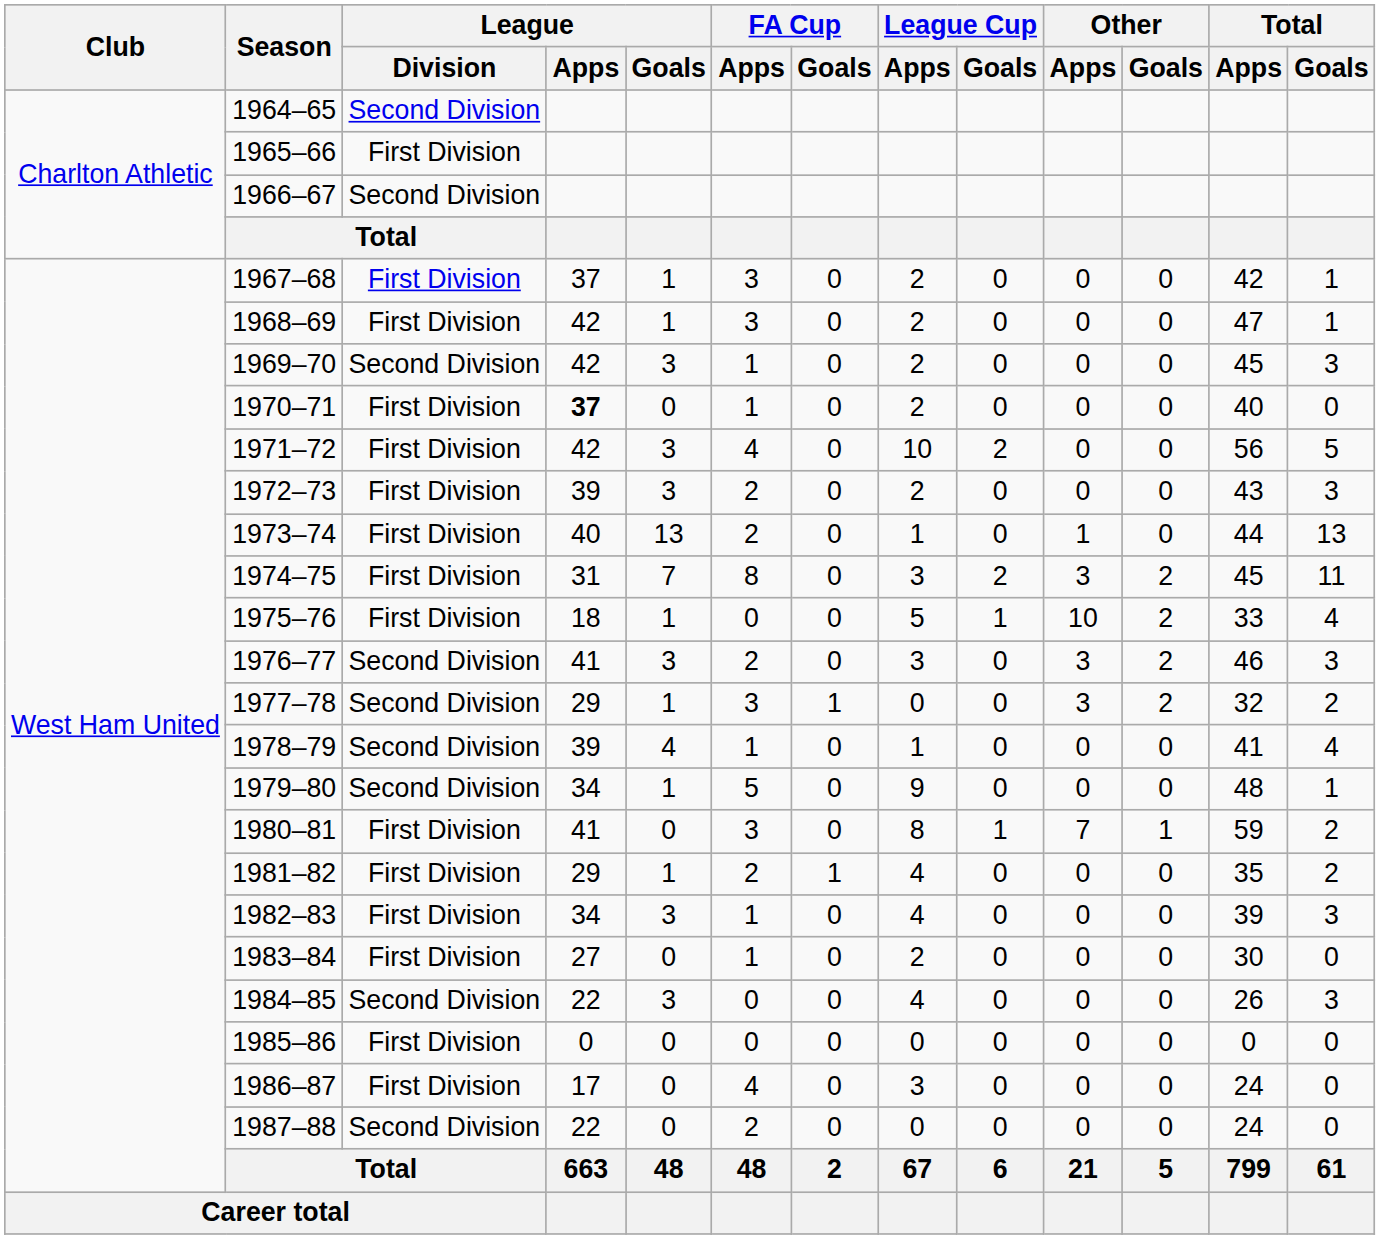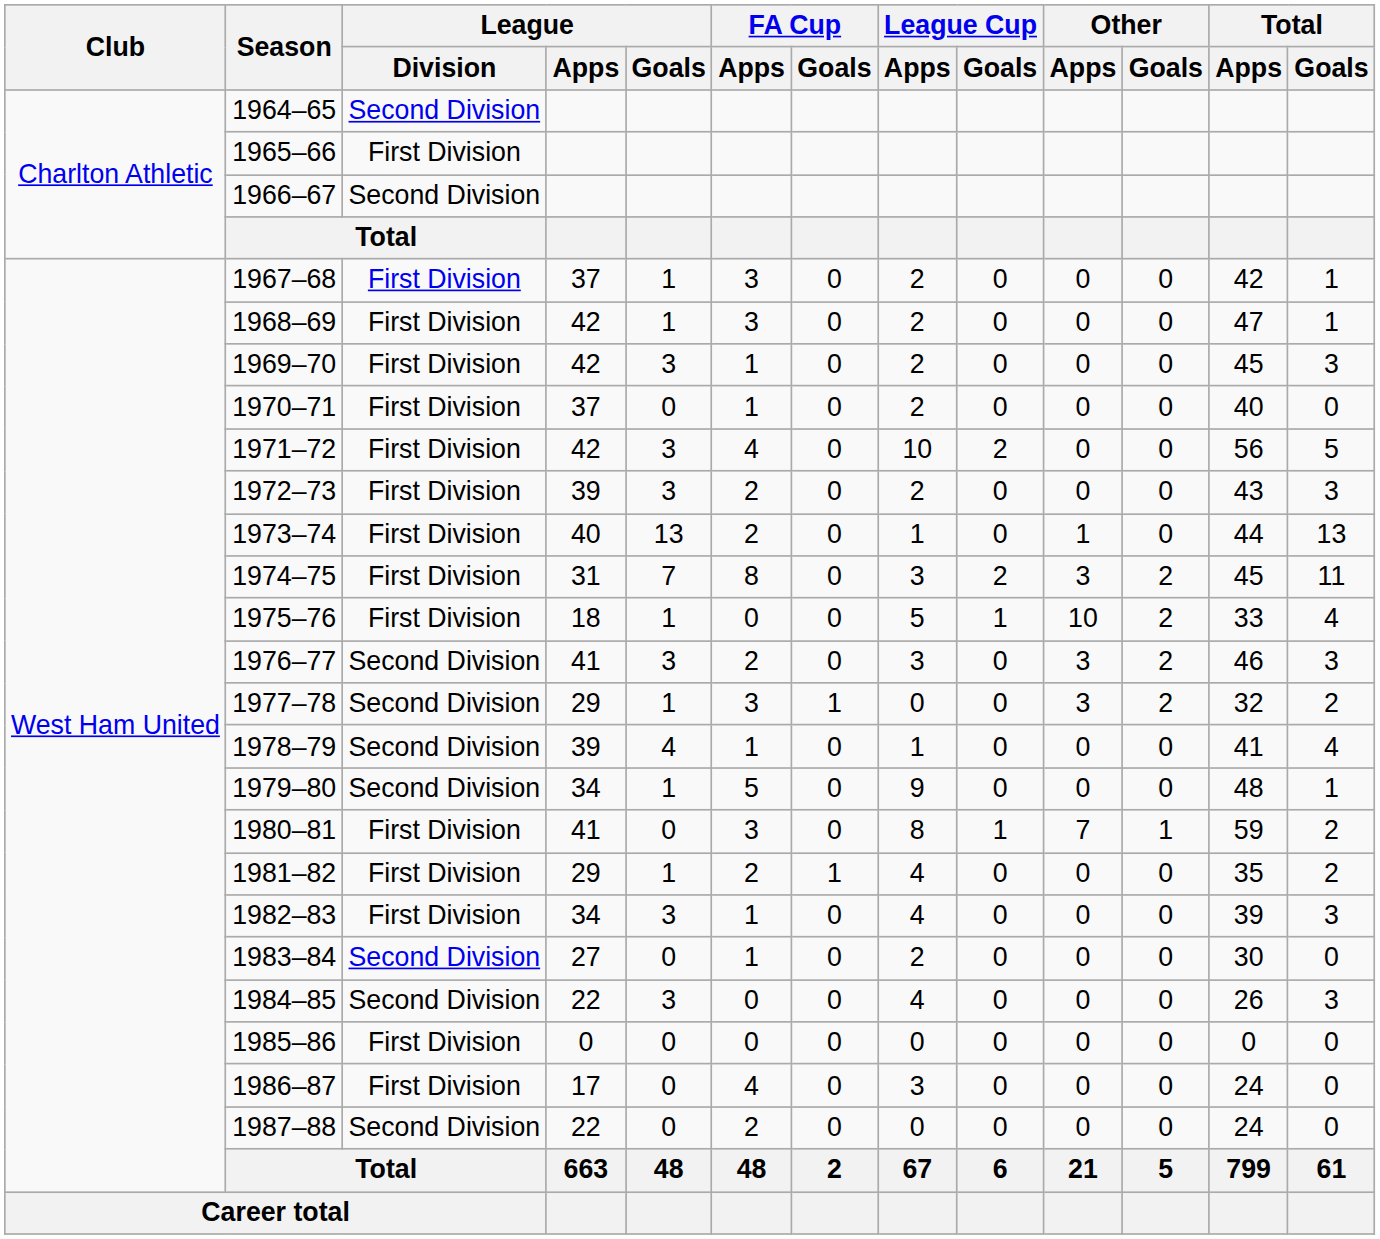(444, 364) Second Division -> (444, 364) First Division
(586, 407) bold -> (586, 407) normal
(444, 957) First Division -> (444, 957) Second Division
